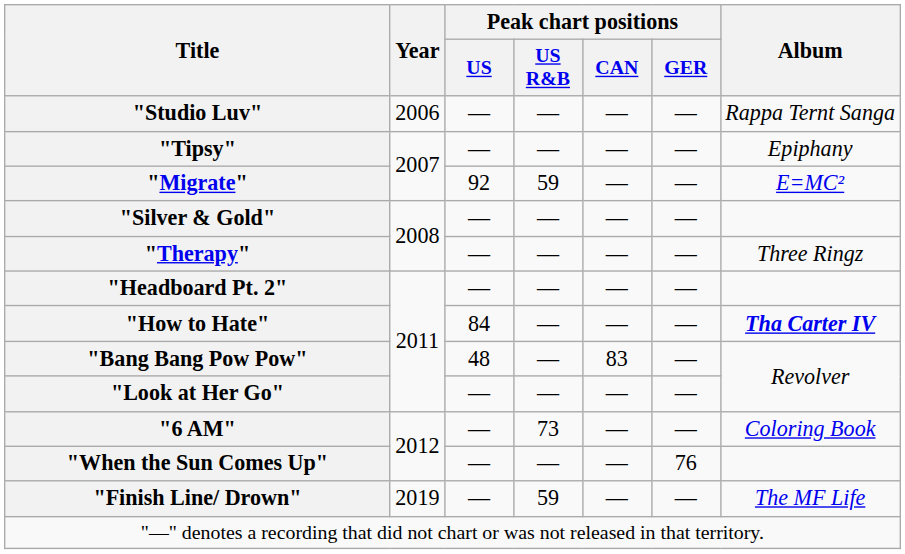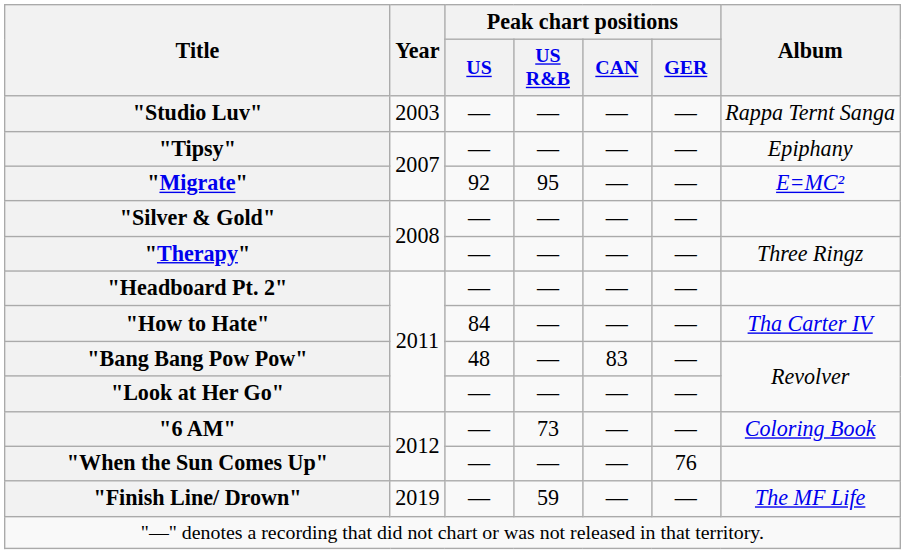(417, 113) 2006 -> (417, 113) 2003
(548, 183) 59 -> (548, 183) 95
(810, 323) bold -> (810, 323) normal
